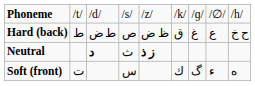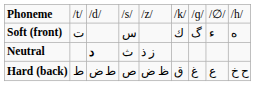rows swapped: (35, 70) <-> (37, 32)
(148, 52) bold -> (148, 52) normal
